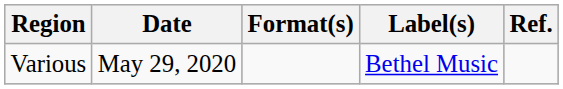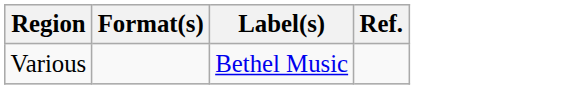- column: (167, 24)
